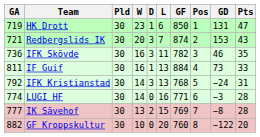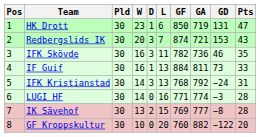columns swapped: (201, 11) <-> (14, 11)
